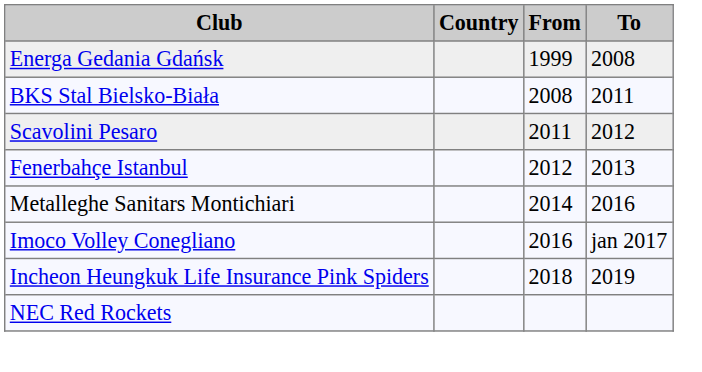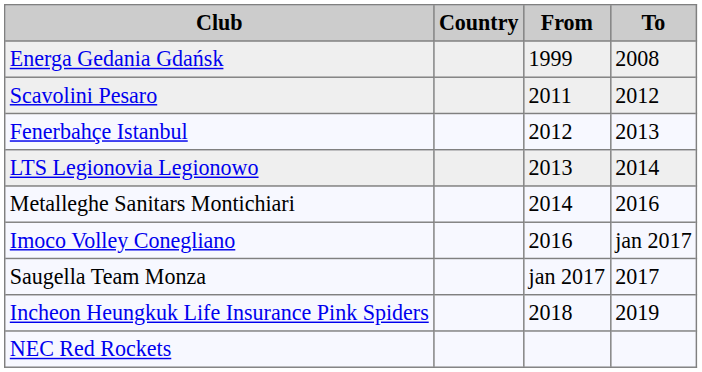- row: (114, 95)
+ row: (134, 167)
+ row: (108, 276)
